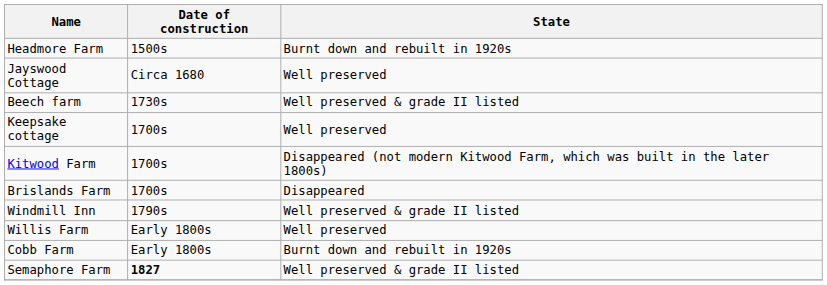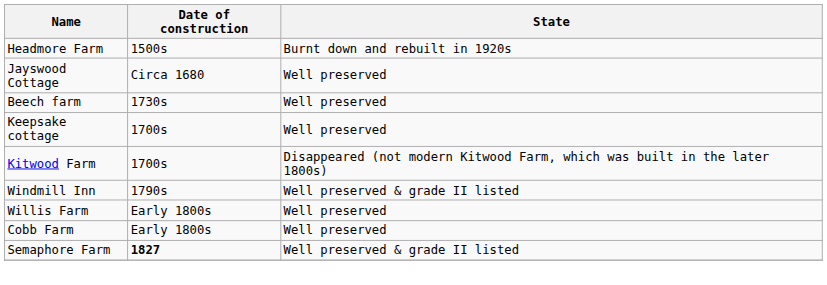(401, 102) Well preserved & grade II listed -> (335, 102) Well preserved
- row: (59, 190)
(398, 250) Burnt down and rebuilt in 1920s -> (335, 230) Well preserved
